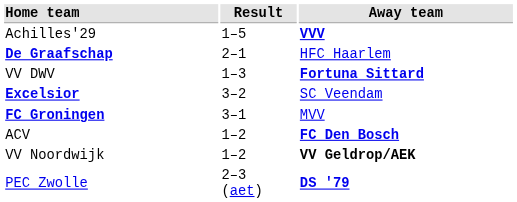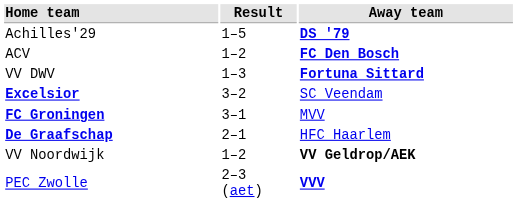(312, 34) VVV -> (325, 34) DS '79
rows swapped: (18, 135) <-> (59, 54)
(325, 183) DS '79 -> (312, 183) VVV
